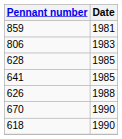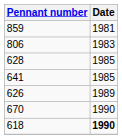(104, 93) 1988 -> (104, 93) 1989
(104, 126) normal -> (104, 126) bold
